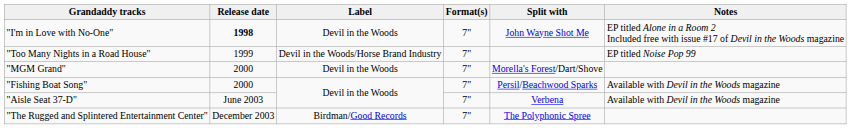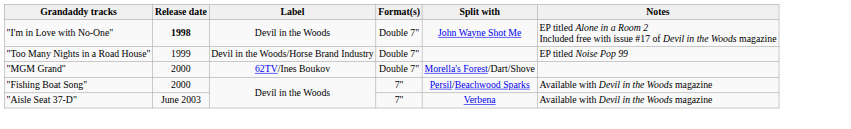(467, 33) 7" -> (399, 33) Double 7"
(467, 54) 7" -> (399, 54) Double 7"
(360, 69) Devil in the Woods -> (292, 69) 62TV/Ines Boukov
(467, 69) 7" -> (399, 69) Double 7"
- row: (107, 116)
